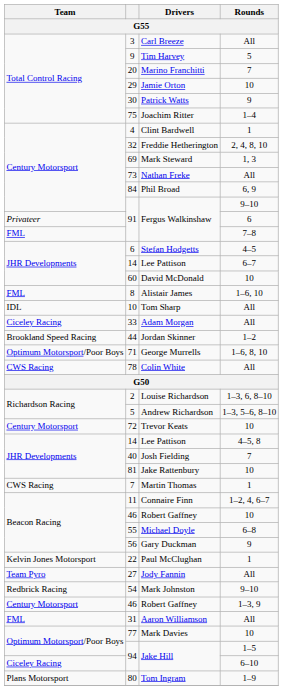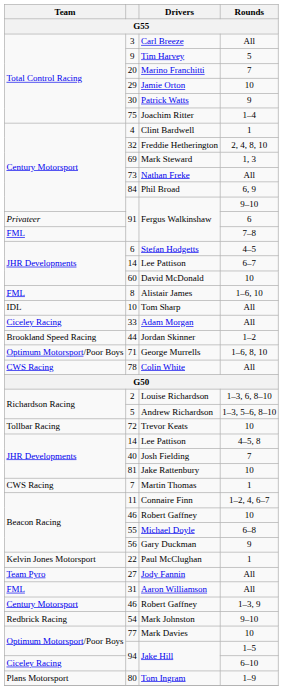(42, 426) Century Motorsport -> (33, 426) Tollbar Racing
rows swapped: (132, 618) <-> (132, 589)
